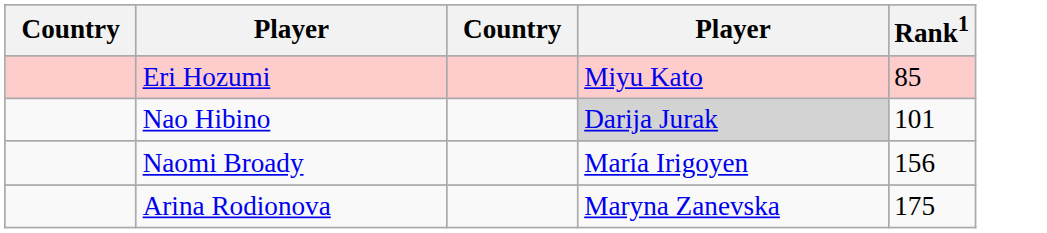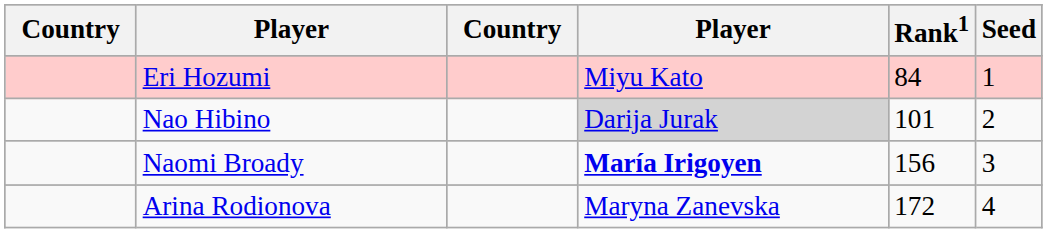+ column: (1009, 29)
(908, 76) 85 -> (908, 76) 84
(666, 162) normal -> (673, 162) bold
(915, 205) 175 -> (915, 205) 172
